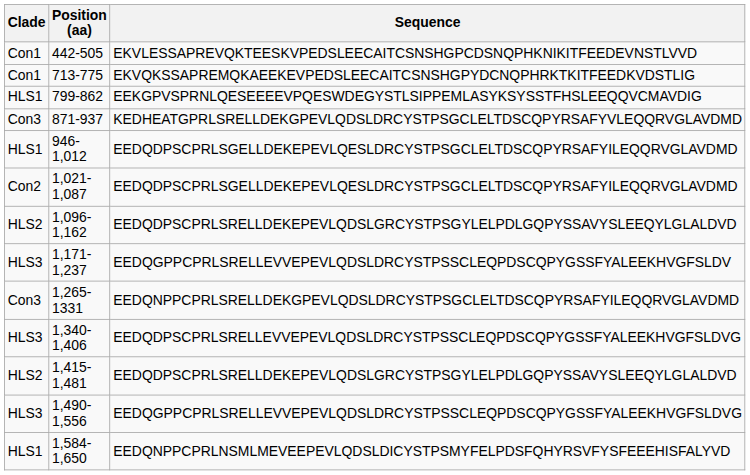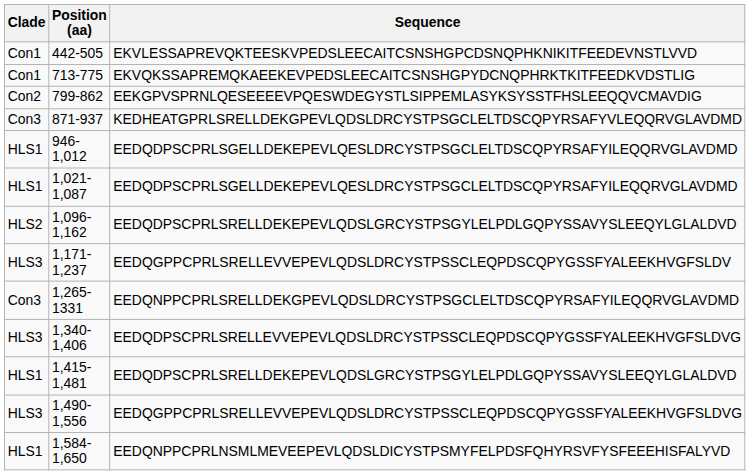(25, 97) HLS1 -> (24, 97) Con2
(24, 187) Con2 -> (25, 187) HLS1
(25, 375) HLS2 -> (25, 375) HLS1
